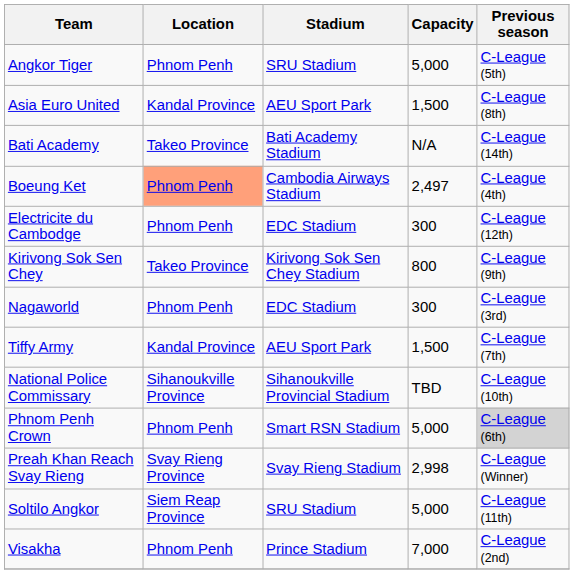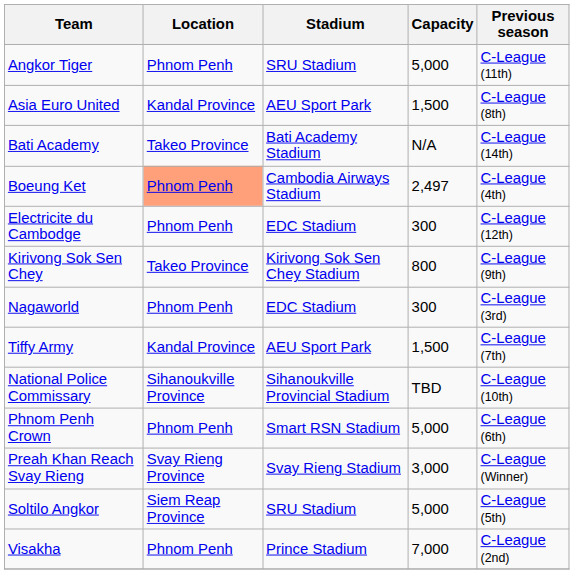(513, 65) C-League (5th) -> (513, 65) C-League (11th)
(513, 428) lightgrey background -> (513, 428) no background
(430, 468) 2,998 -> (430, 468) 3,000
(513, 508) C-League (11th) -> (513, 508) C-League (5th)
